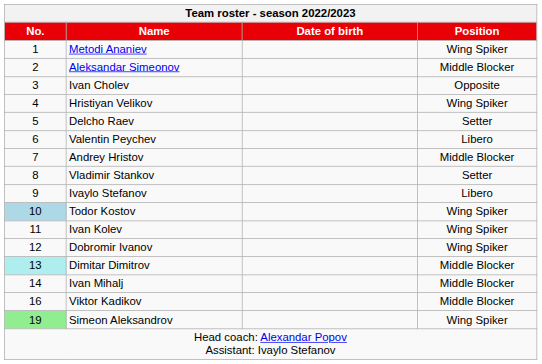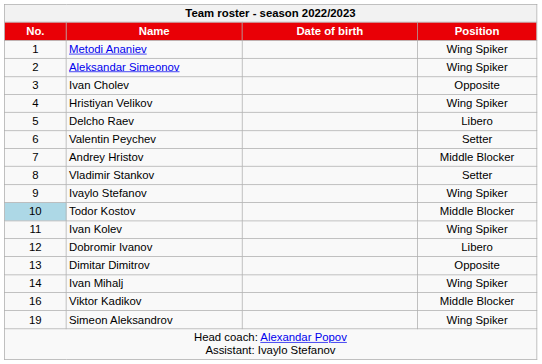(477, 67) Middle Blocker -> (477, 67) Wing Spiker
(477, 121) Setter -> (477, 121) Libero
(477, 139) Libero -> (477, 139) Setter
(477, 193) Libero -> (477, 193) Wing Spiker
(477, 211) Wing Spiker -> (477, 211) Middle Blocker
(477, 247) Wing Spiker -> (477, 247) Libero
(35, 265) paleturquoise background -> (35, 265) no background
(477, 265) Middle Blocker -> (477, 265) Opposite
(477, 283) Middle Blocker -> (477, 283) Wing Spiker
(35, 319) lightgreen background -> (35, 319) no background
